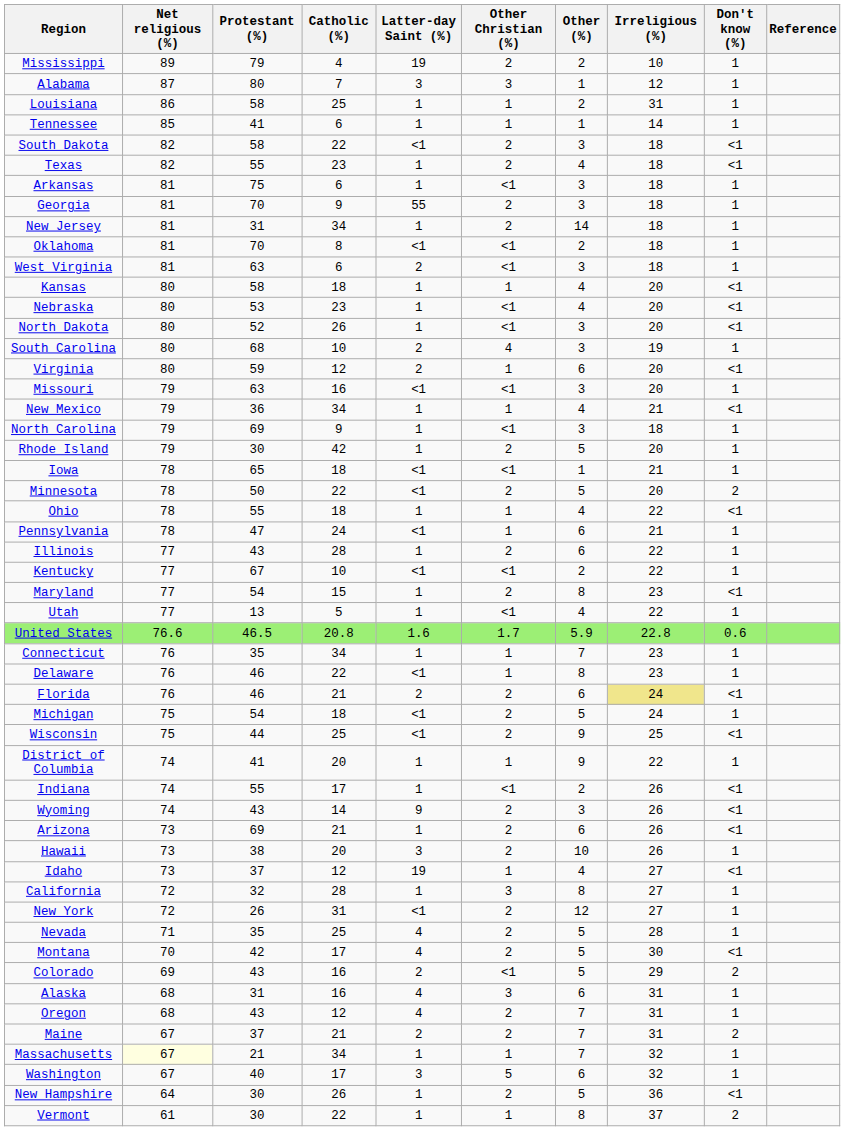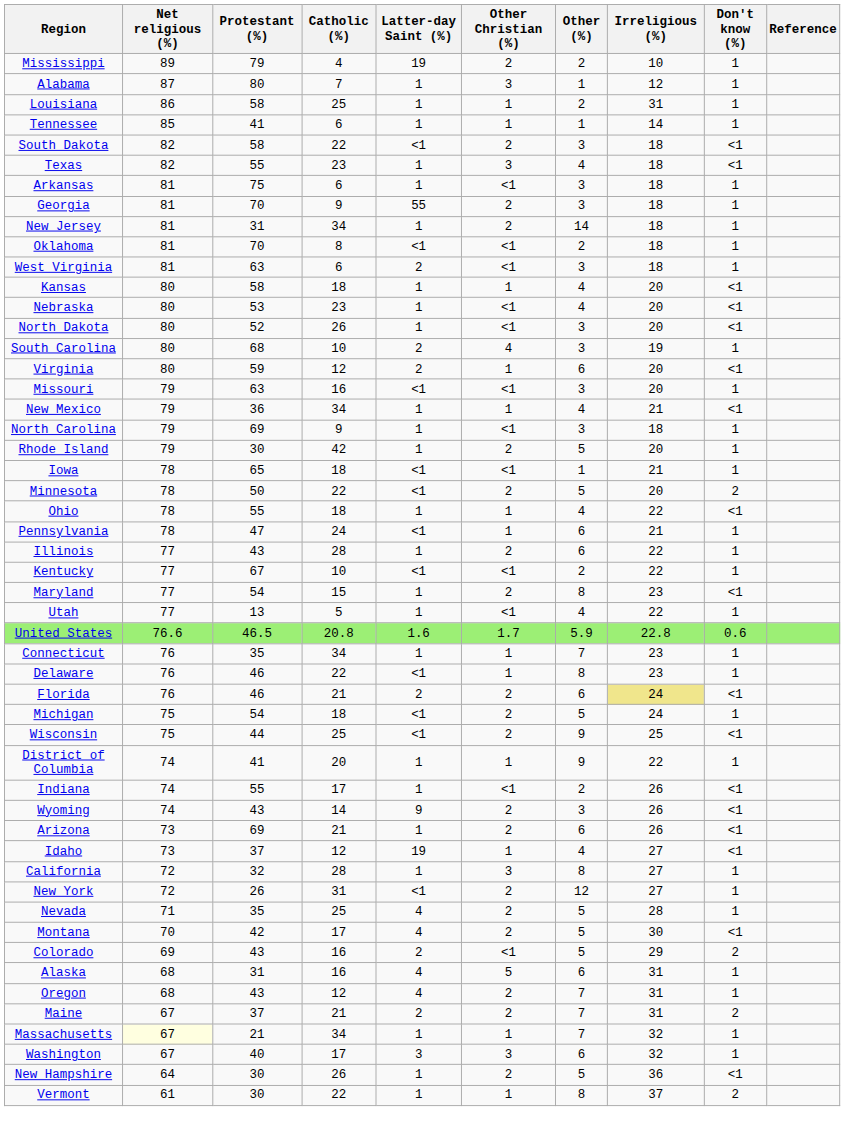(419, 84) 3 -> (419, 84) 1
(509, 165) 2 -> (509, 165) 3
- row: (63, 851)
(509, 993) 3 -> (509, 973) 5
(509, 1075) 5 -> (509, 1055) 3
